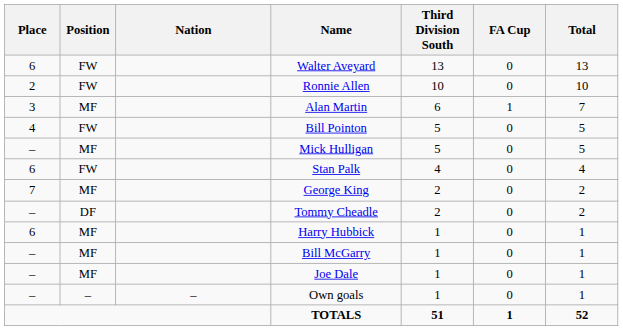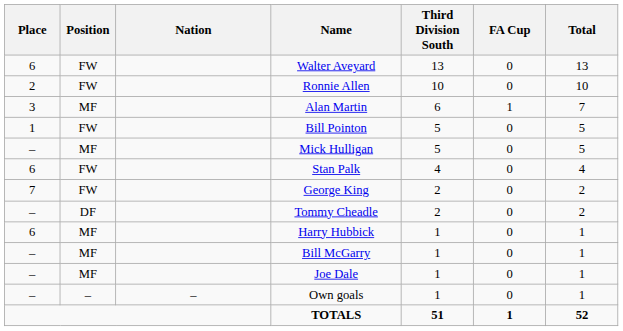(32, 128) 4 -> (32, 128) 1
(88, 190) MF -> (88, 190) FW
